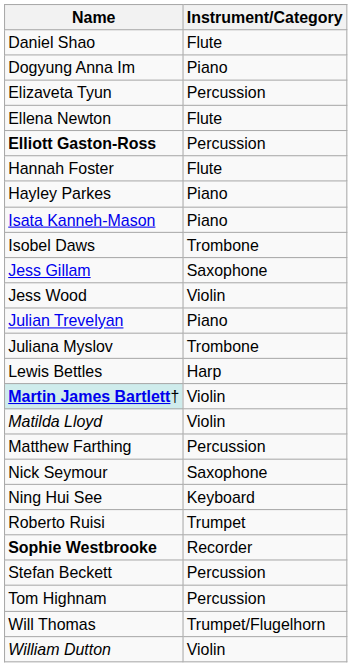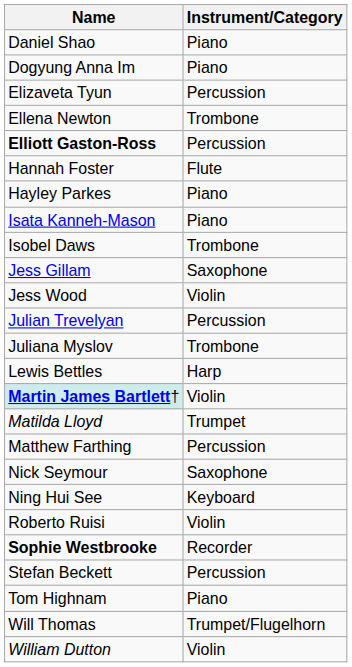(204, 43) Flute -> (207, 43) Piano
(204, 118) Flute -> (223, 118) Trombone
(207, 321) Piano -> (226, 321) Percussion
(206, 422) Violin -> (216, 422) Trumpet
(216, 523) Trumpet -> (206, 523) Violin
(226, 598) Percussion -> (207, 598) Piano
